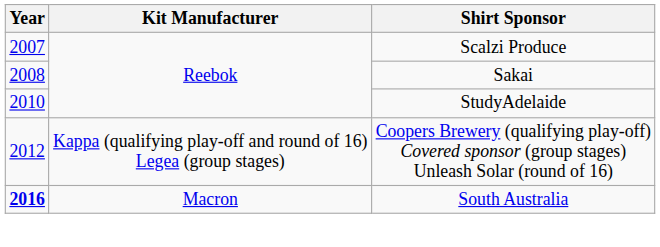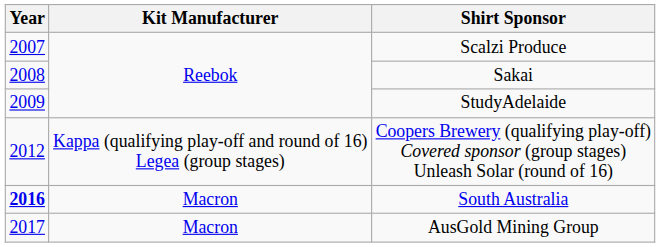(27, 103) 2010 -> (27, 103) 2009
+ row: (513, 227)
